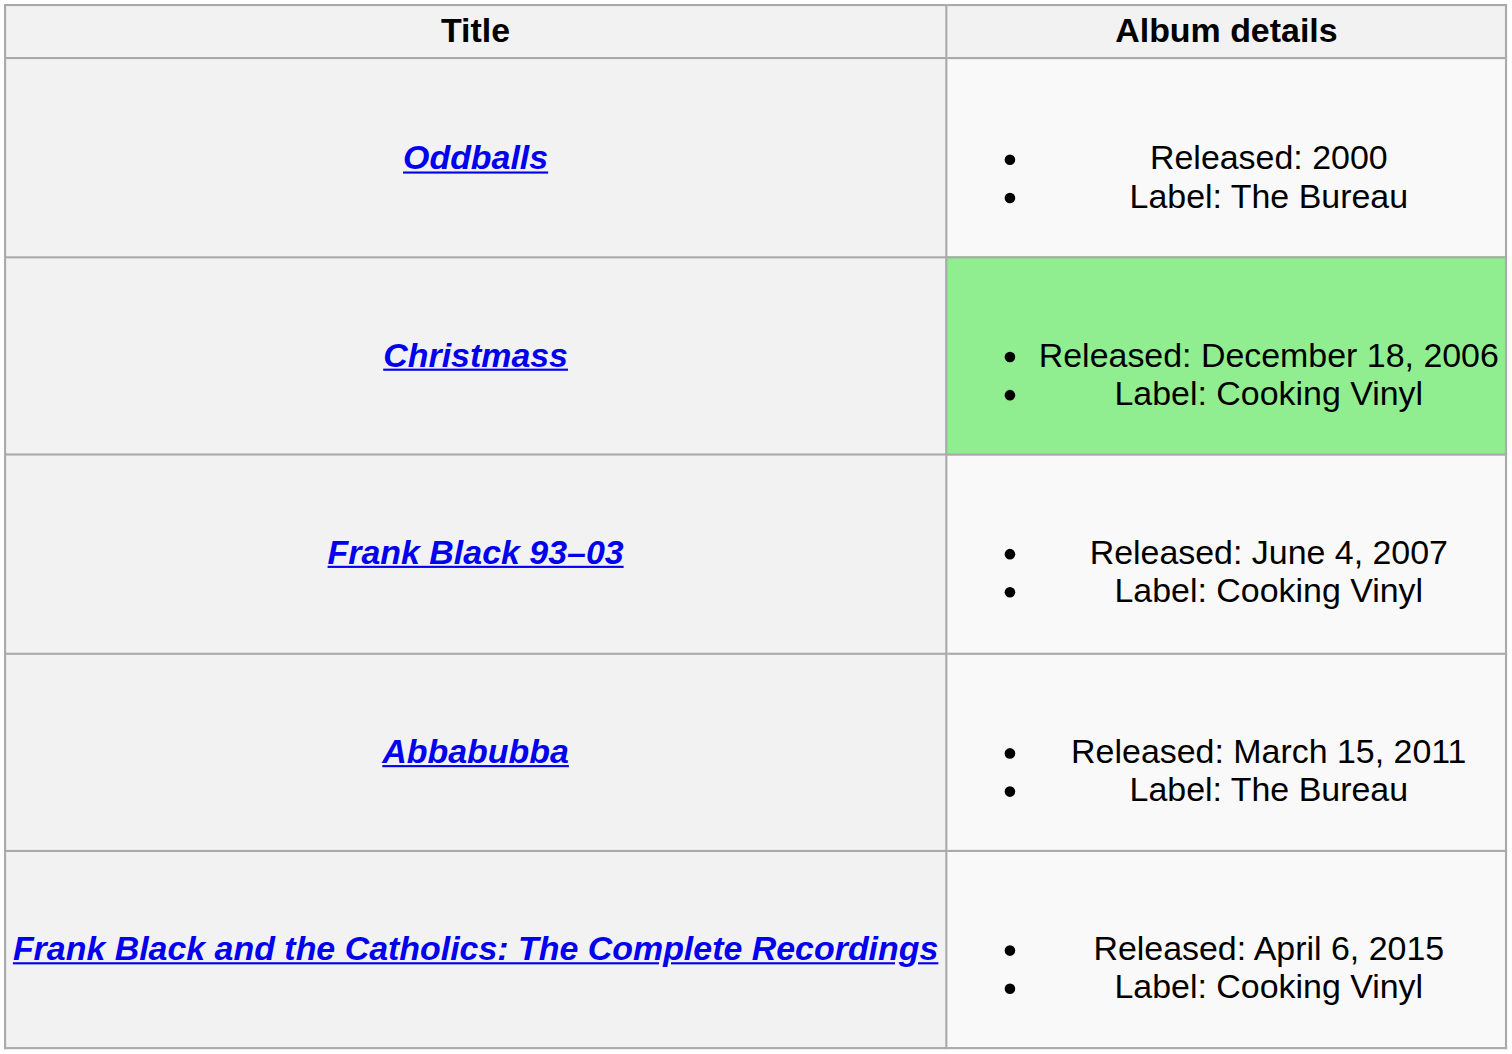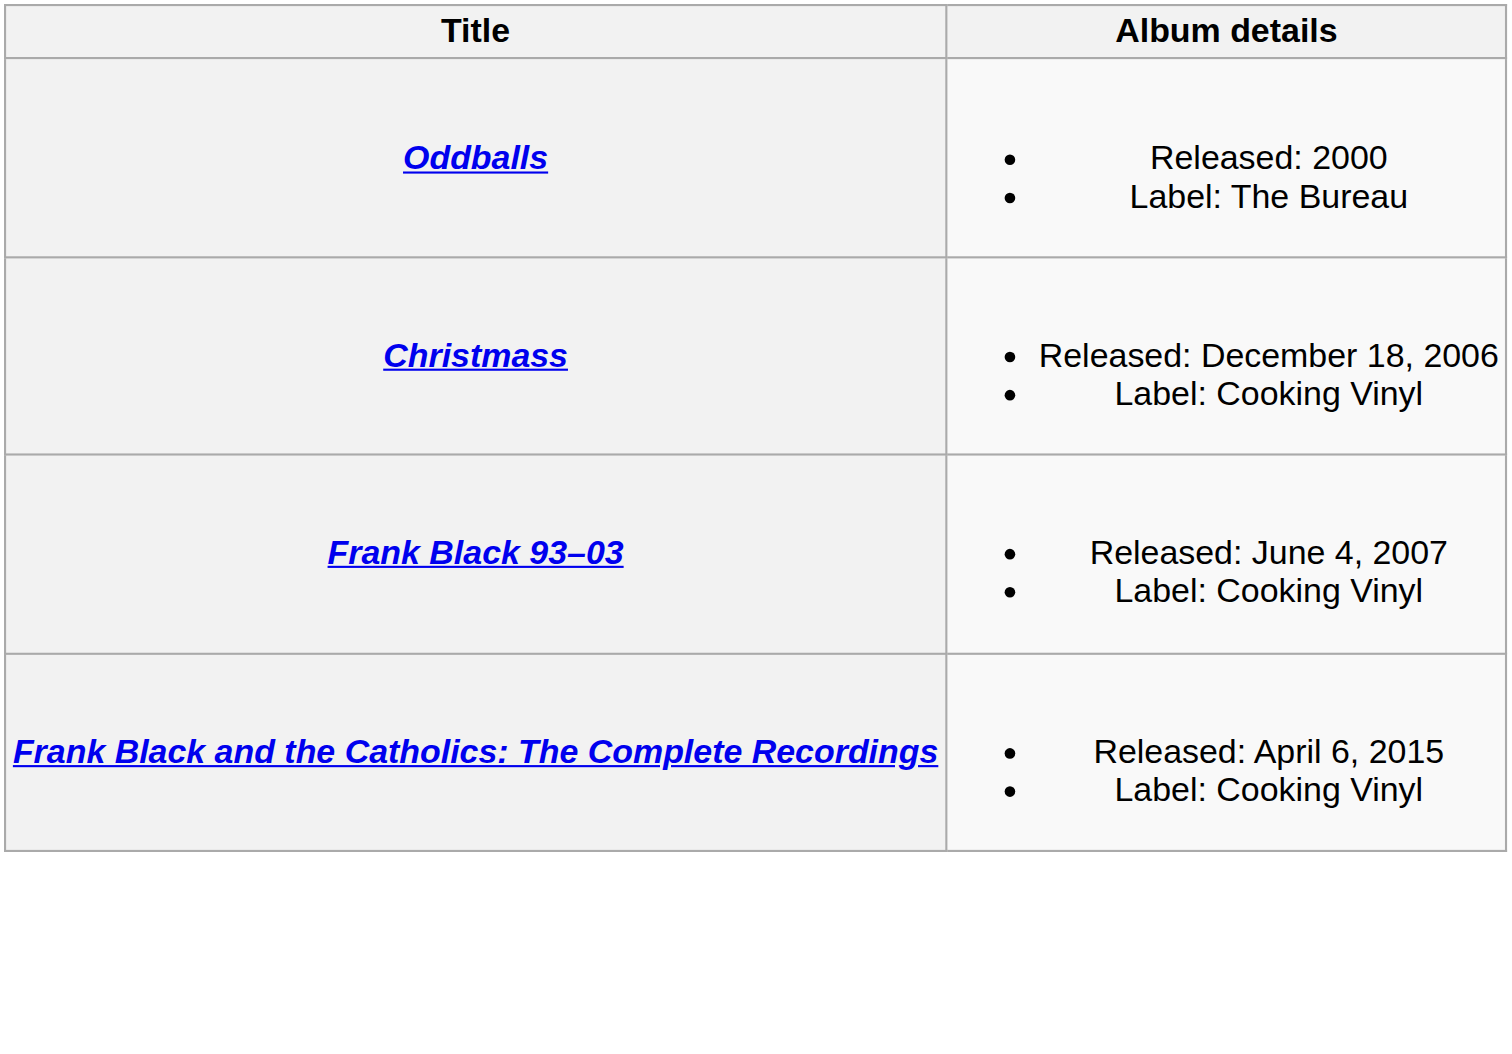(1226, 375) lightgreen background -> (1226, 375) no background
- row: (476, 751)
